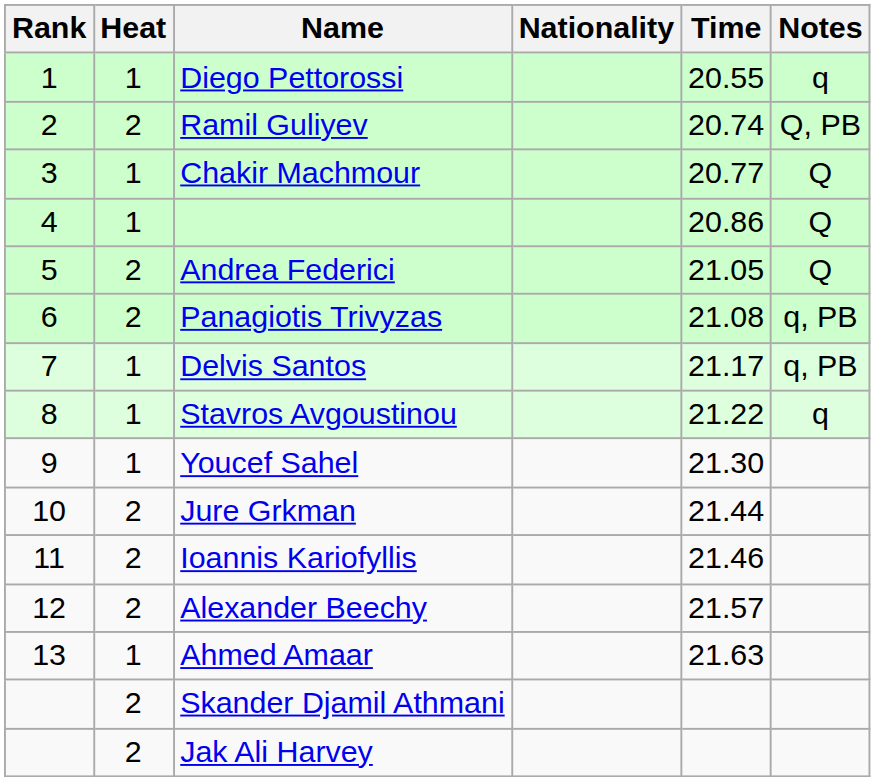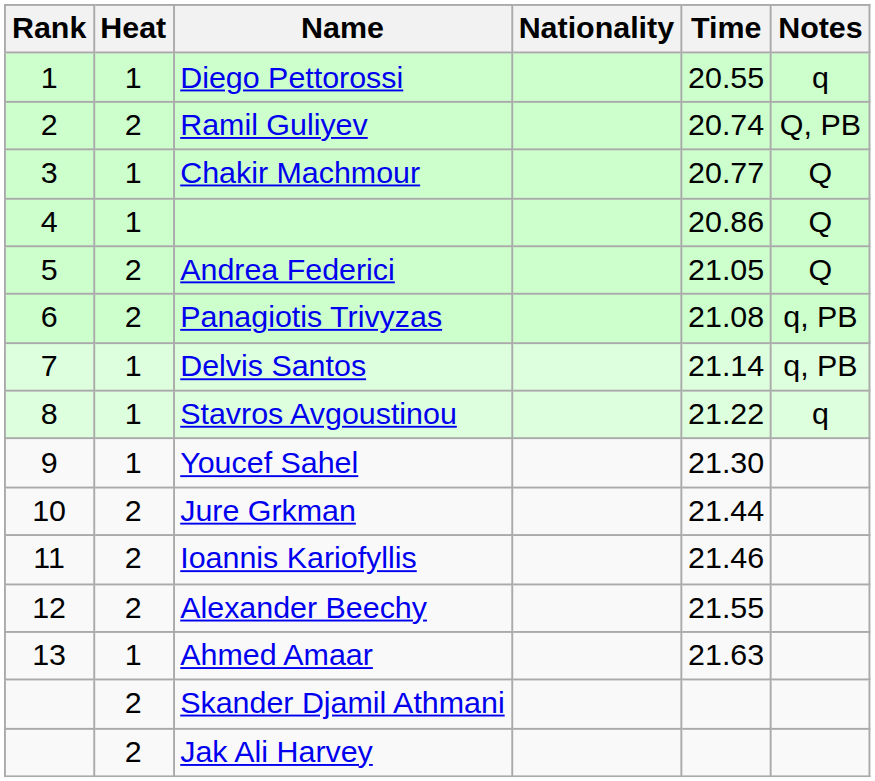(726, 366) 21.17 -> (726, 366) 21.14
(726, 607) 21.57 -> (726, 607) 21.55
